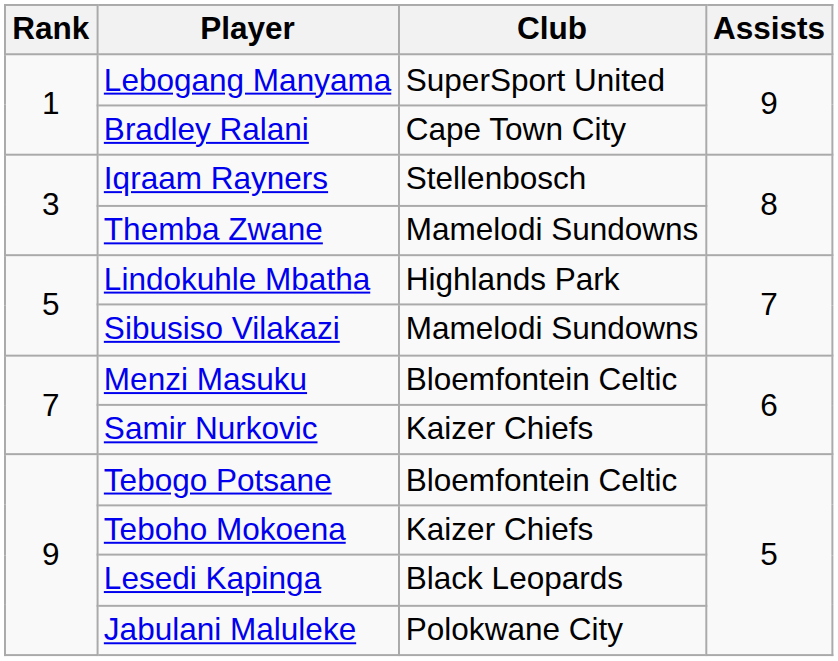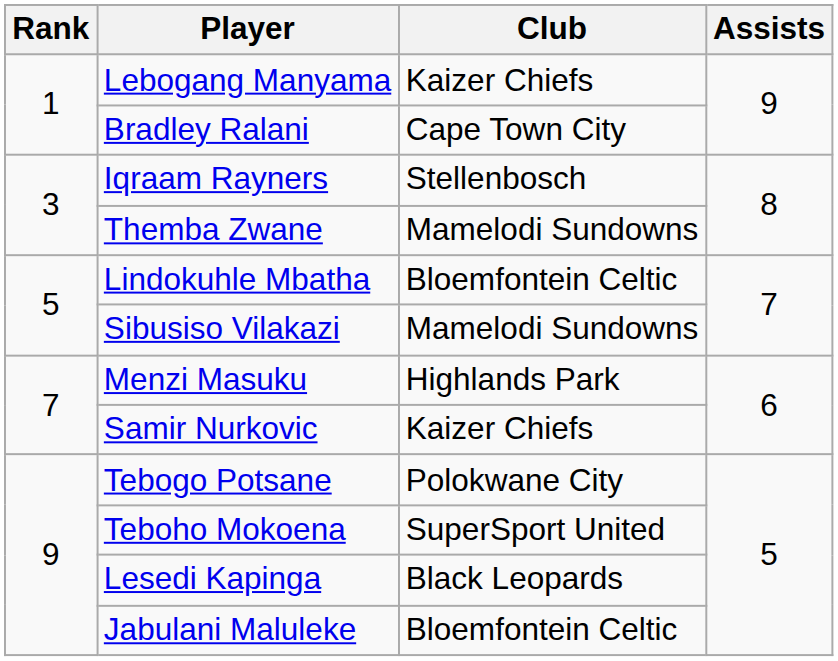(535, 79) SuperSport United -> (500, 79) Kaizer Chiefs
(513, 279) Highlands Park -> (542, 279) Bloemfontein Celtic
(542, 379) Bloemfontein Celtic -> (513, 379) Highlands Park
(542, 479) Bloemfontein Celtic -> (514, 479) Polokwane City
(500, 529) Kaizer Chiefs -> (535, 529) SuperSport United
(514, 629) Polokwane City -> (542, 629) Bloemfontein Celtic
